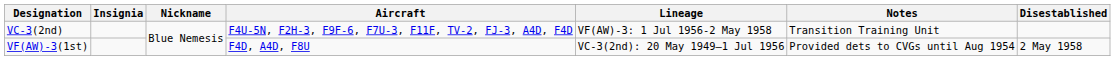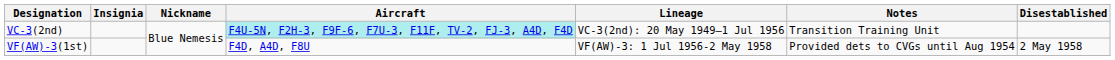(401, 30) no background -> (401, 30) paleturquoise background
(675, 30) VF(AW)-3: 1 Jul 1956-2 May 1958 -> (681, 30) VC-3(2nd): 20 May 1949–1 Jul 1956
(681, 47) VC-3(2nd): 20 May 1949–1 Jul 1956 -> (675, 47) VF(AW)-3: 1 Jul 1956-2 May 1958
